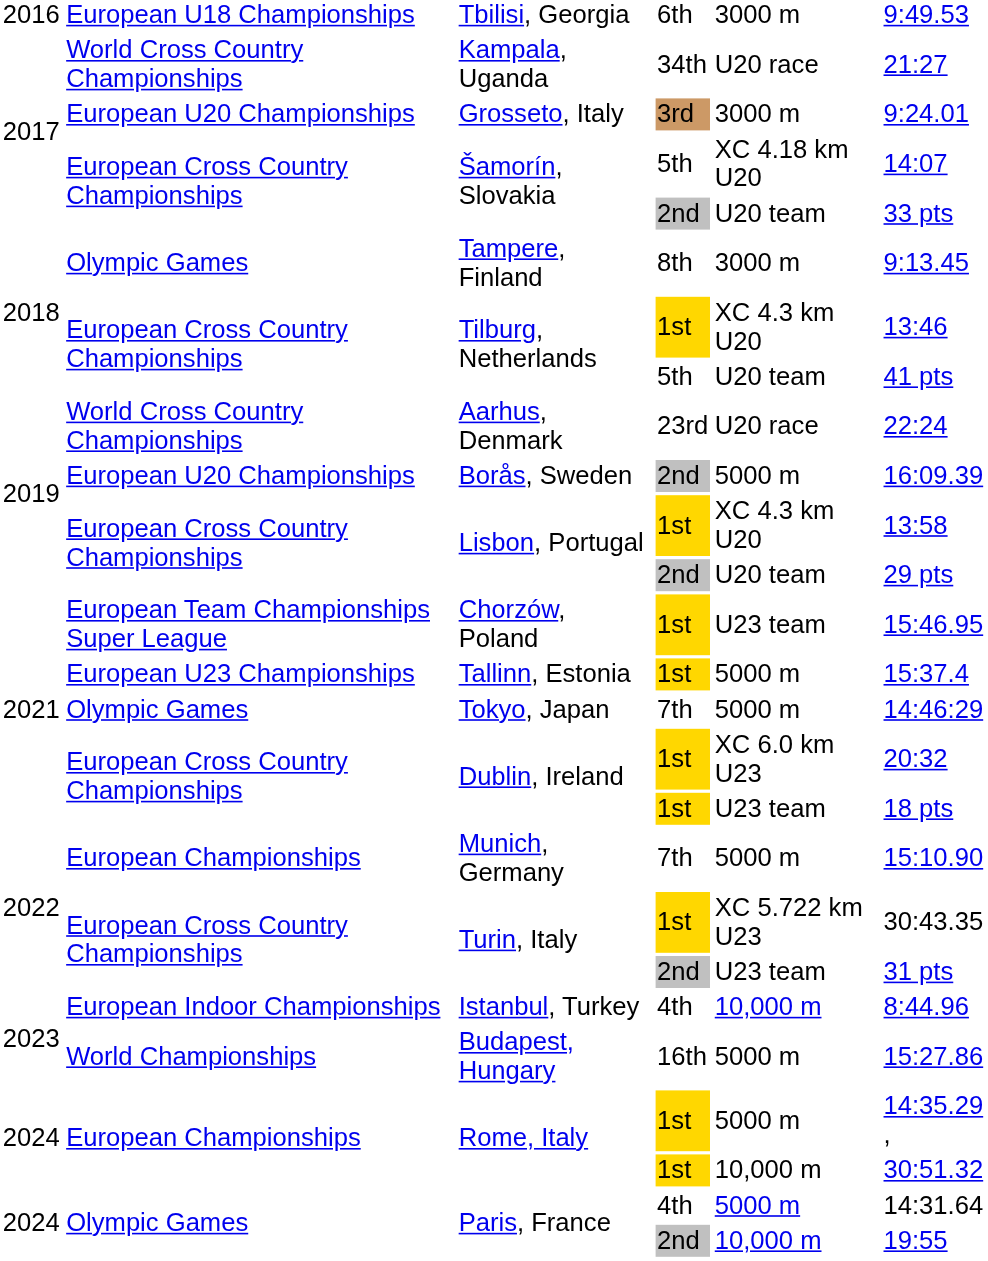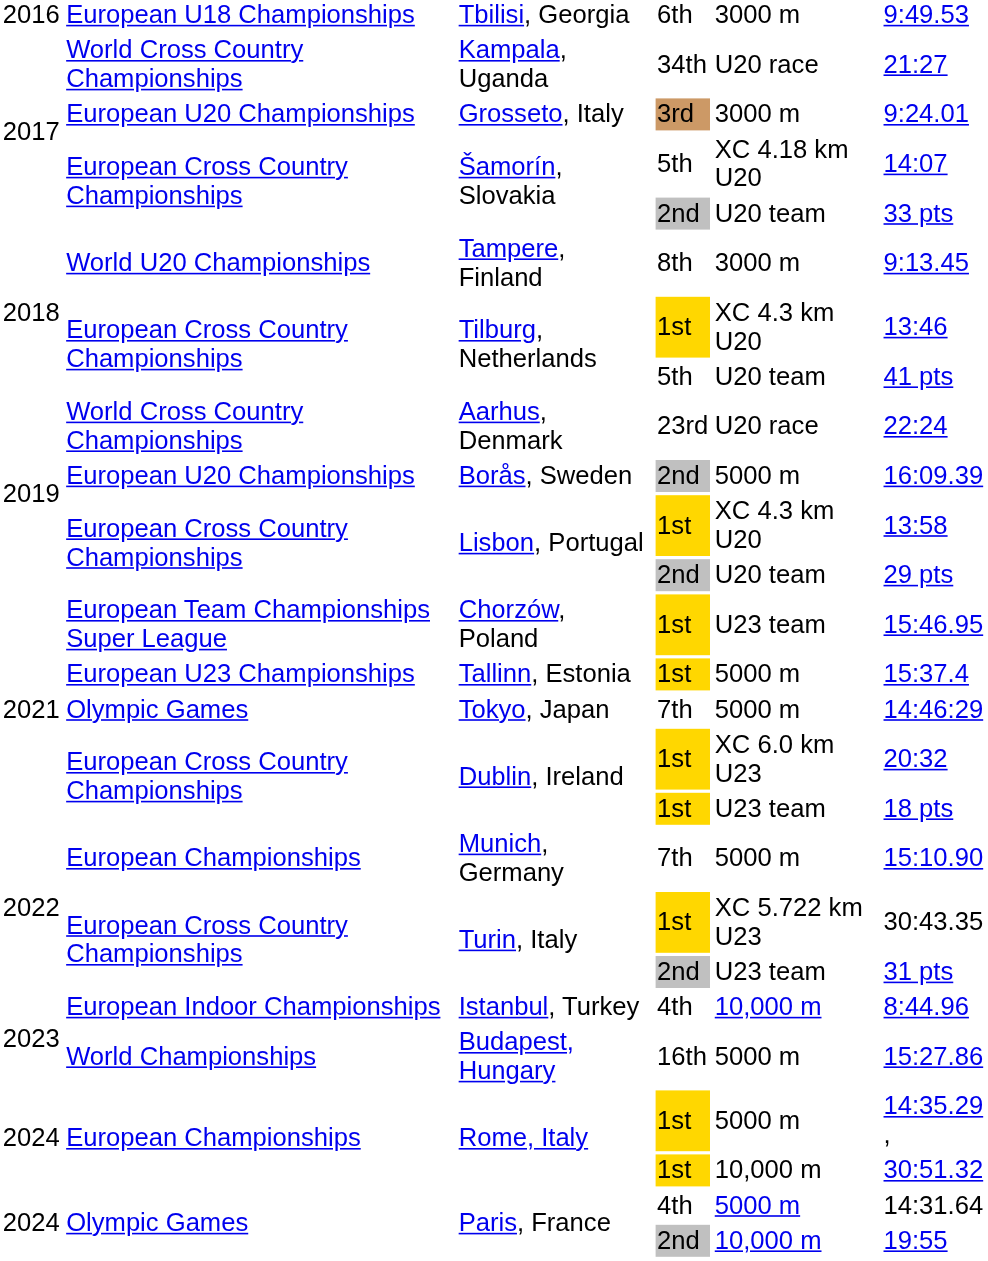(157, 262) Olympic Games -> (218, 262) World U20 Championships
